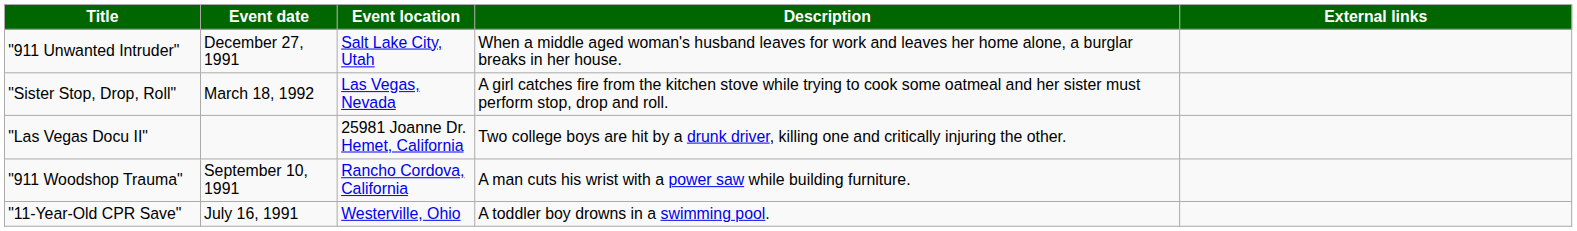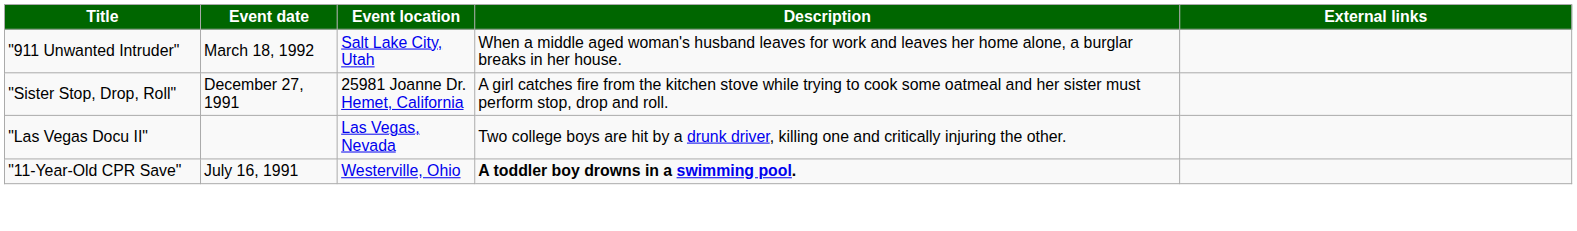(254, 51) December 27, 1991 -> (259, 51) March 18, 1992
(259, 94) March 18, 1992 -> (254, 94) December 27, 1991
(380, 94) Las Vegas, Nevada -> (404, 94) 25981 Joanne Dr. Hemet, California
(404, 136) 25981 Joanne Dr. Hemet, California -> (380, 136) Las Vegas, Nevada
- row: (95, 179)
(624, 213) normal -> (637, 171) bold
